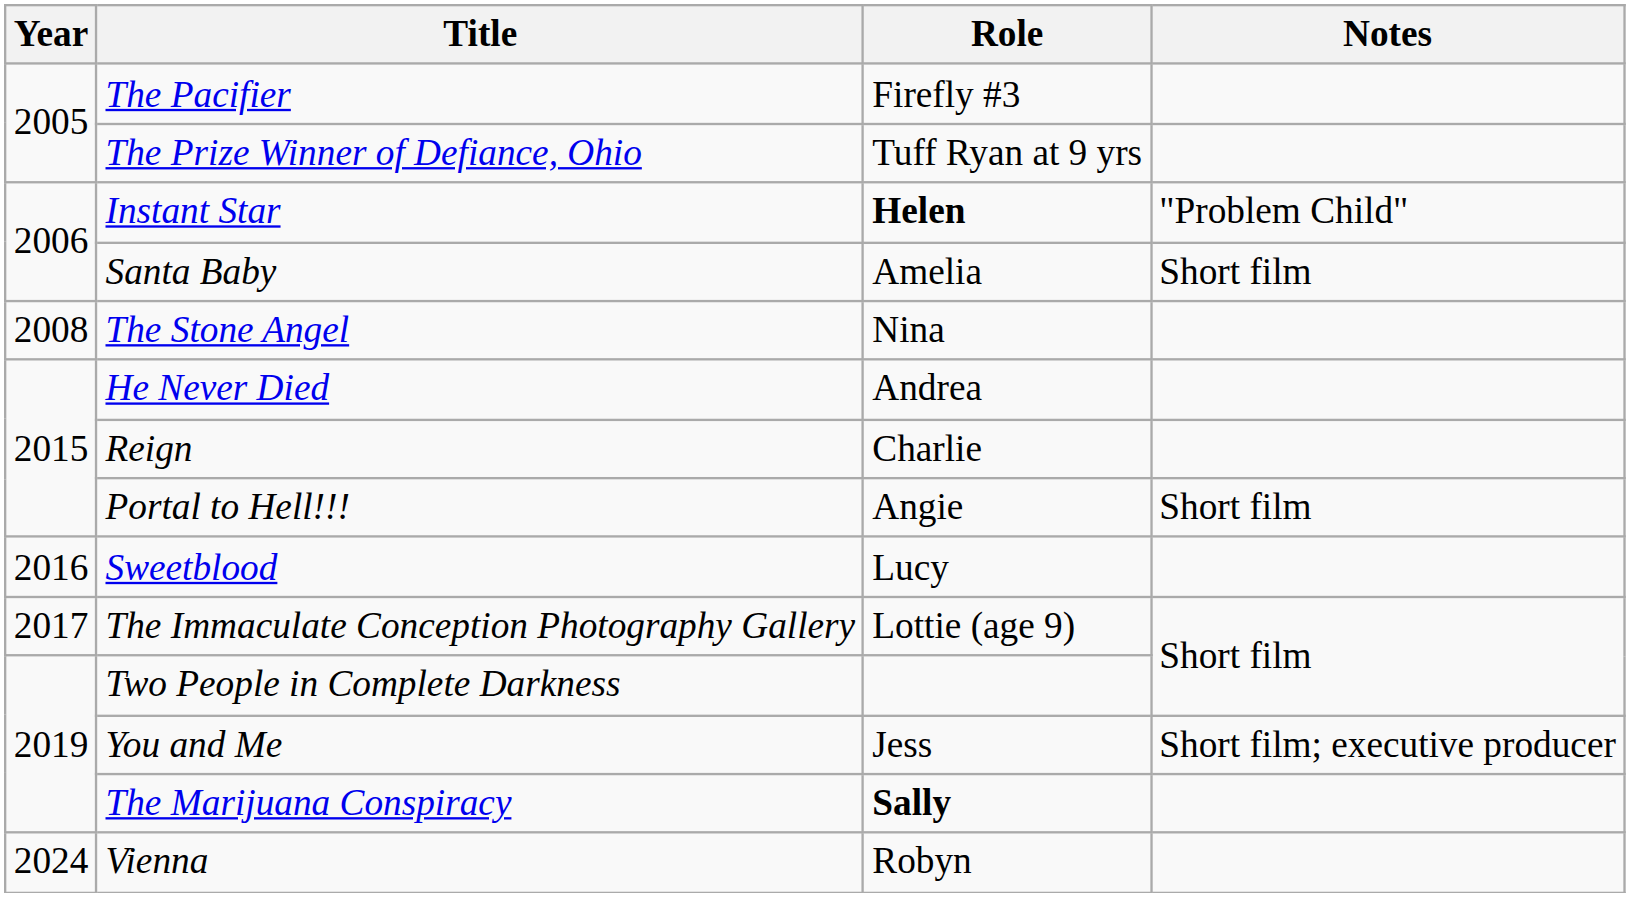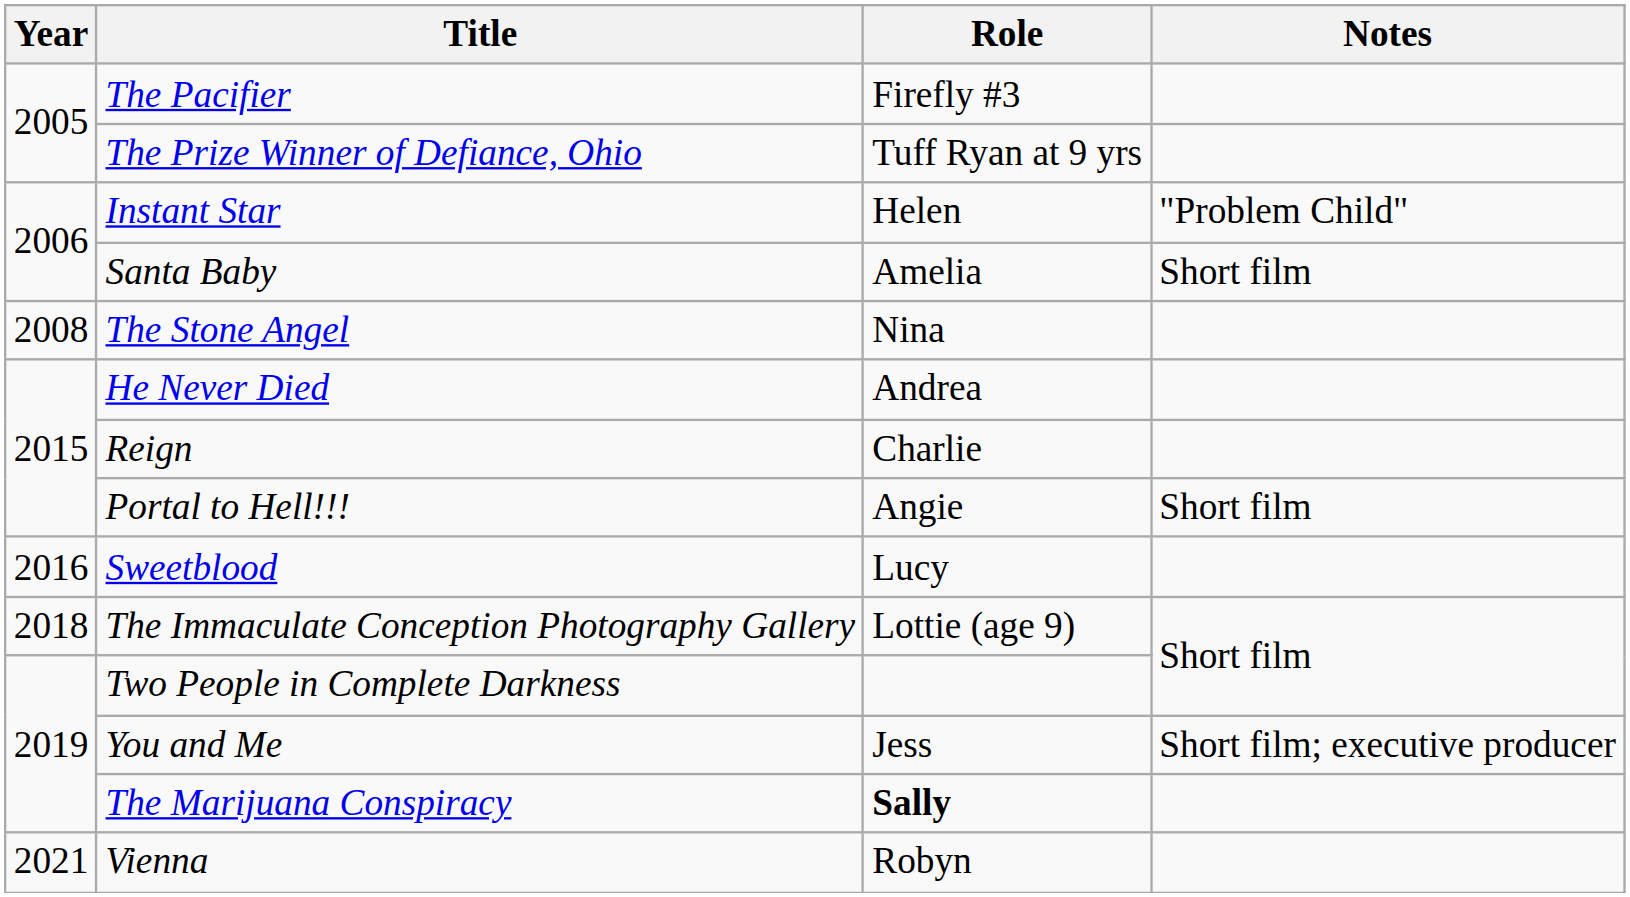(919, 211) bold -> (917, 211) normal
(51, 625) 2017 -> (51, 625) 2018
(51, 861) 2024 -> (51, 861) 2021
